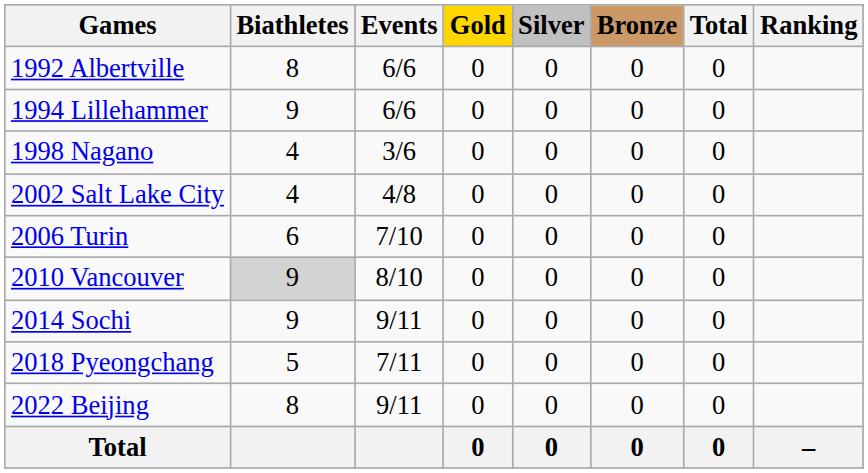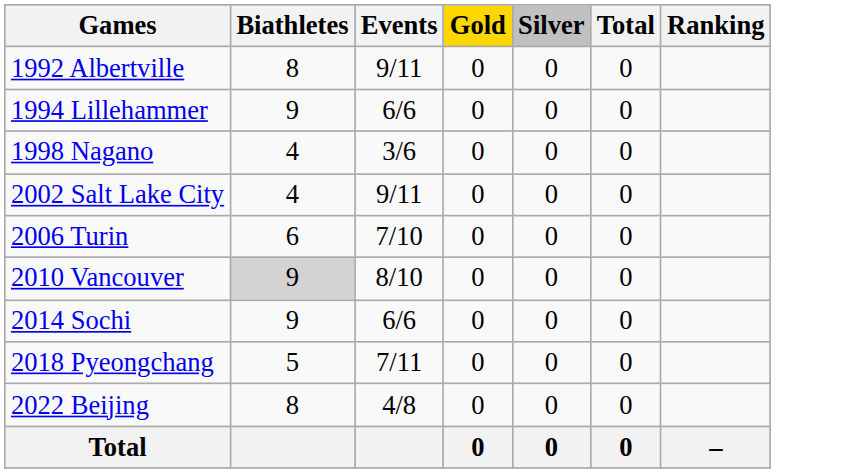- column: (637, 25)
(399, 67) 6/6 -> (399, 67) 9/11
(399, 194) 4/8 -> (399, 194) 9/11
(399, 320) 9/11 -> (399, 320) 6/6
(399, 404) 9/11 -> (399, 404) 4/8
